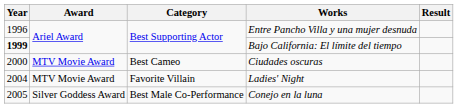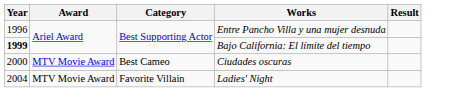- row: (285, 95)
